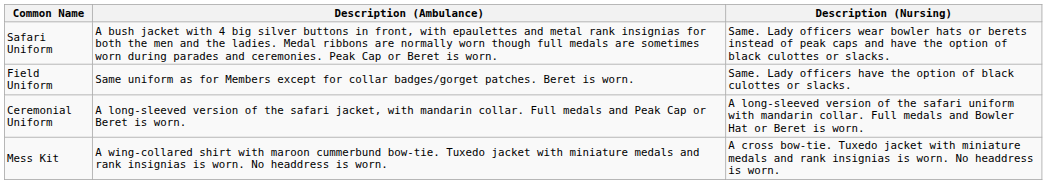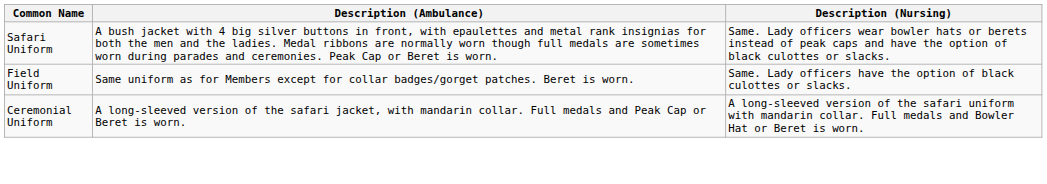- row: (33, 158)
